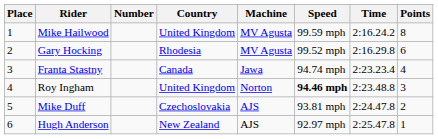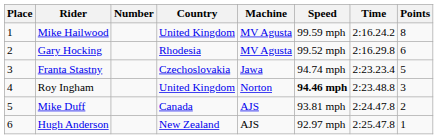(176, 69) Canada -> (195, 69) Czechoslovakia
(403, 69) 4 -> (403, 69) 5
(195, 106) Czechoslovakia -> (176, 106) Canada
